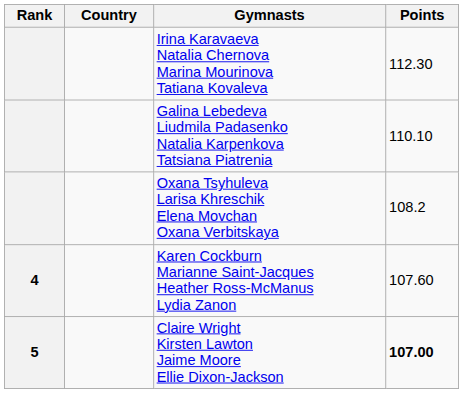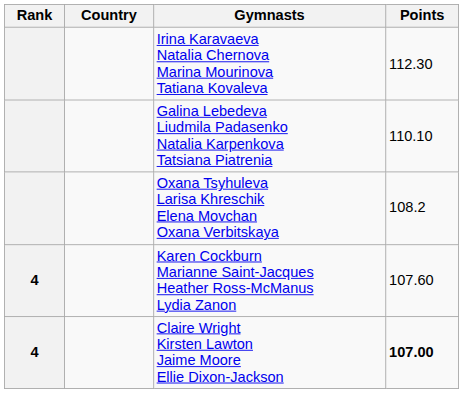(34, 352) 5 -> (34, 352) 4
